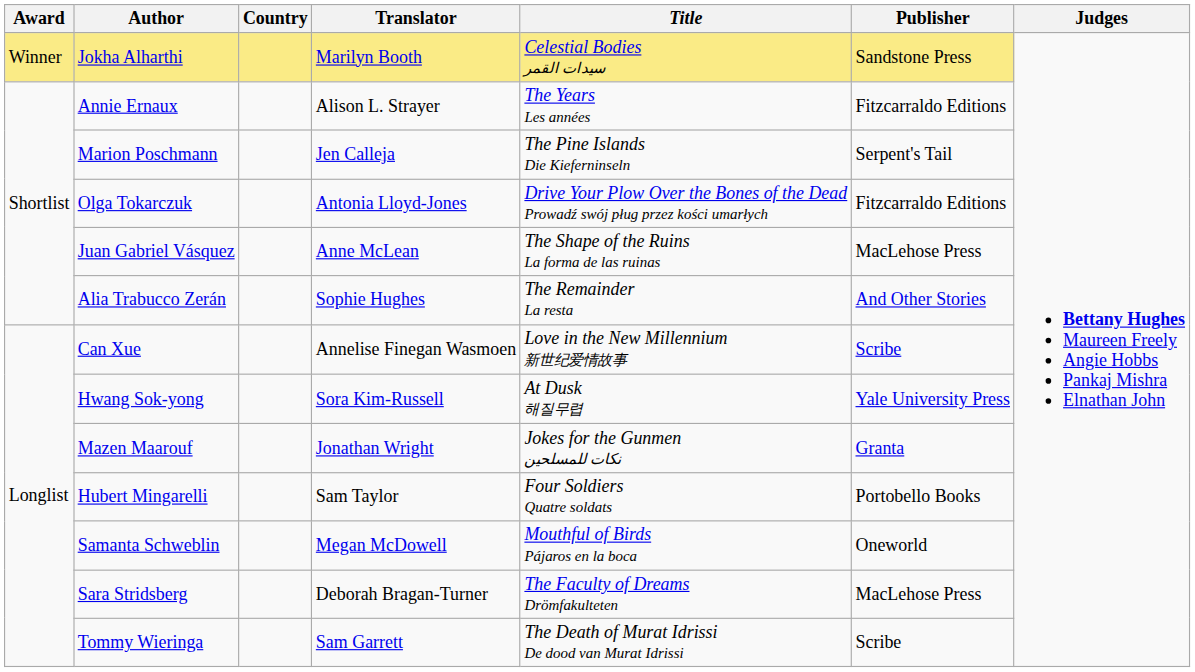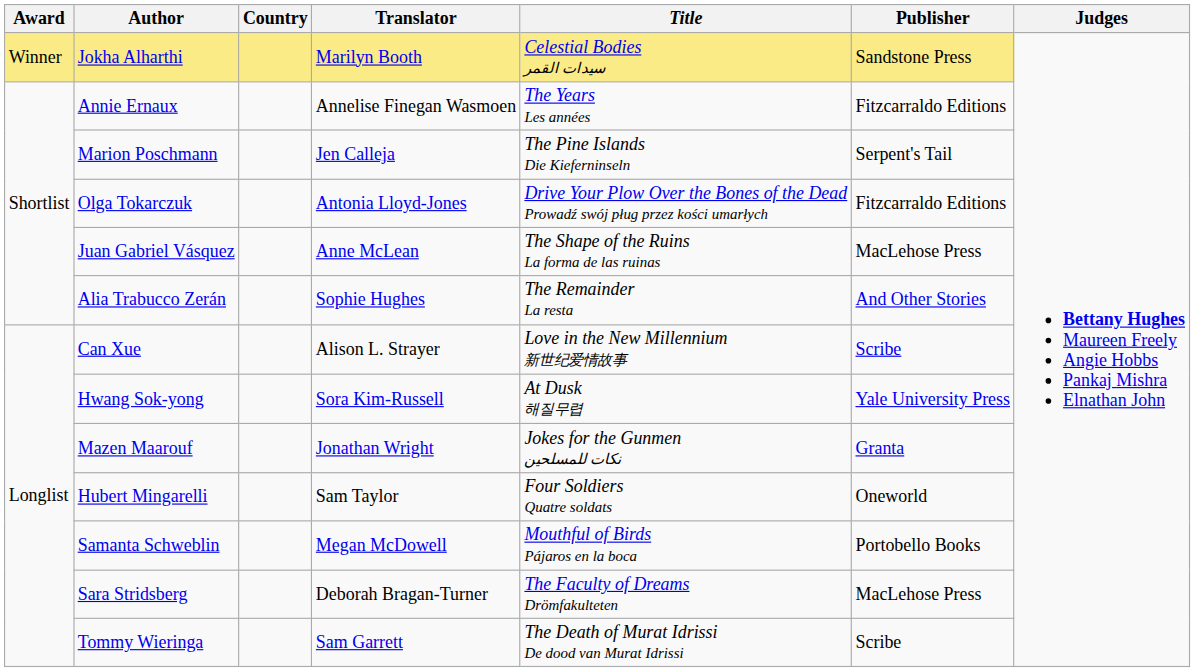(378, 105) Alison L. Strayer -> (416, 105) Annelise Finegan Wasmoen
(416, 349) Annelise Finegan Wasmoen -> (378, 349) Alison L. Strayer
(918, 496) Portobello Books -> (891, 496) Oneworld
(891, 545) Oneworld -> (918, 545) Portobello Books
